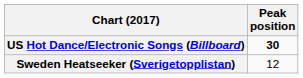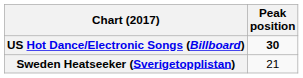(273, 63) 12 -> (273, 63) 21
